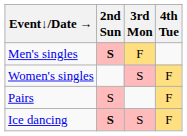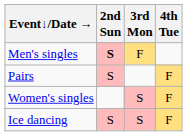rows swapped: (51, 76) <-> (21, 98)
(110, 120) bold -> (110, 120) normal
